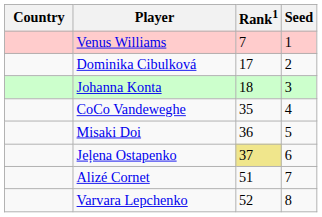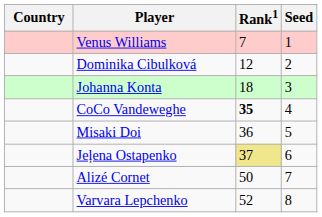(246, 64) 17 -> (246, 64) 12
(246, 109) normal -> (246, 109) bold
(246, 177) 51 -> (246, 177) 50
